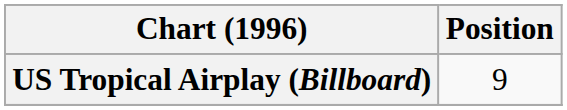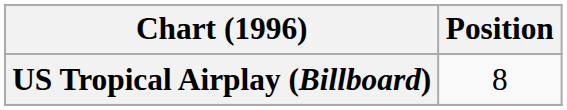(500, 79) 9 -> (500, 79) 8
